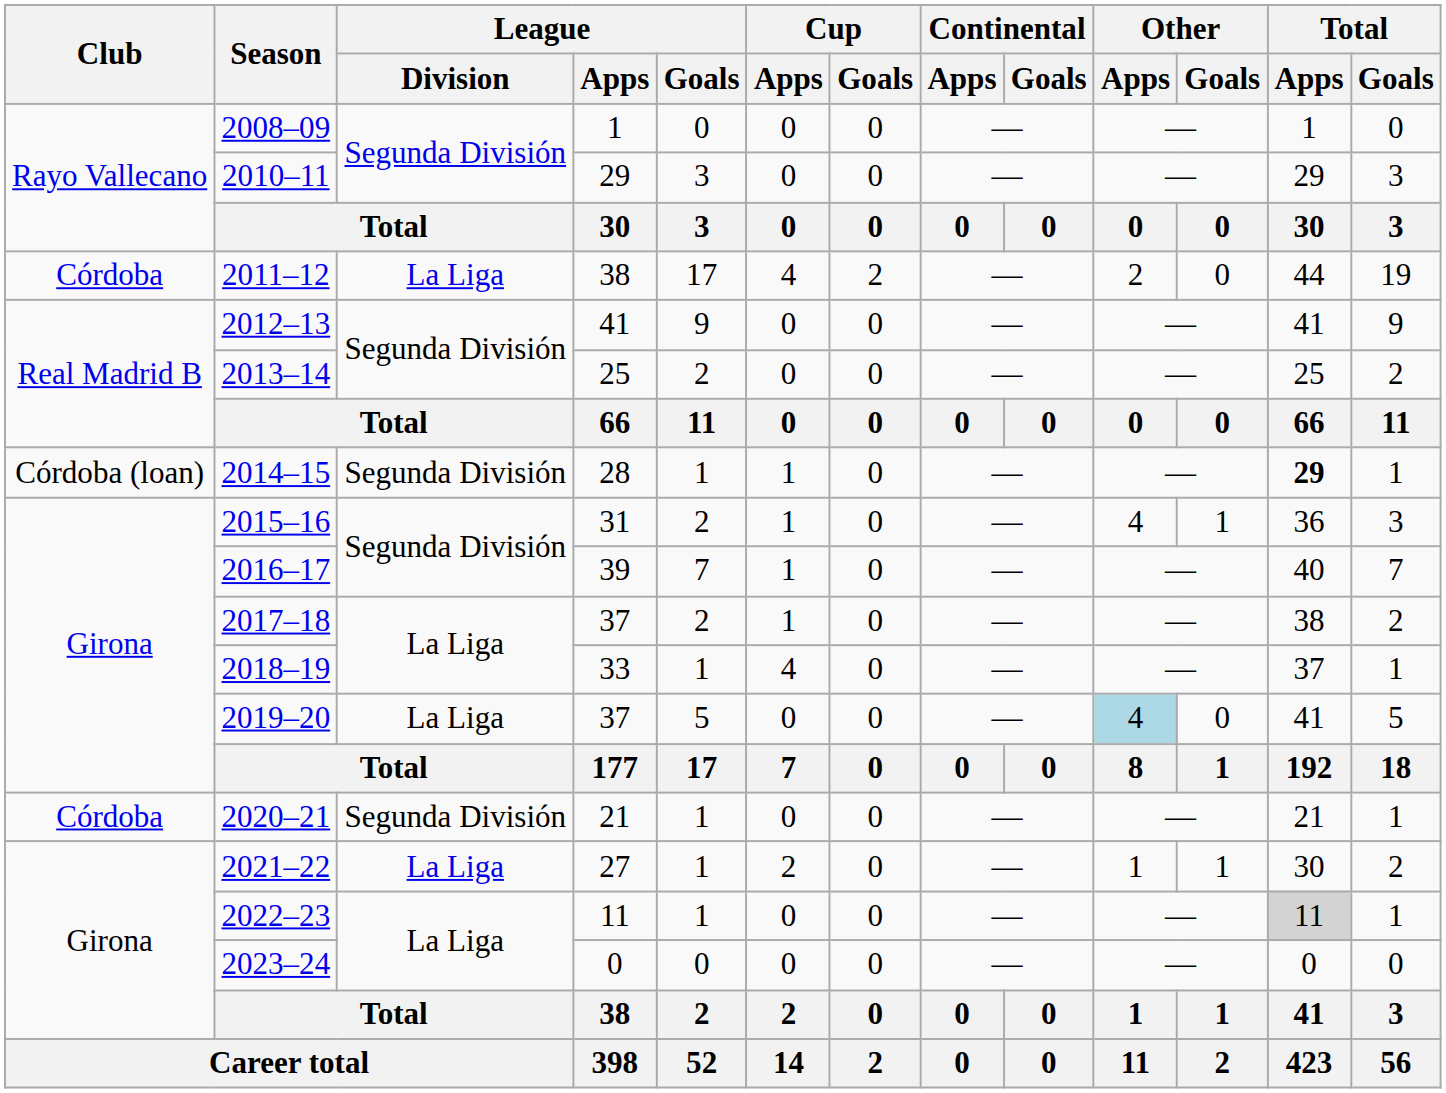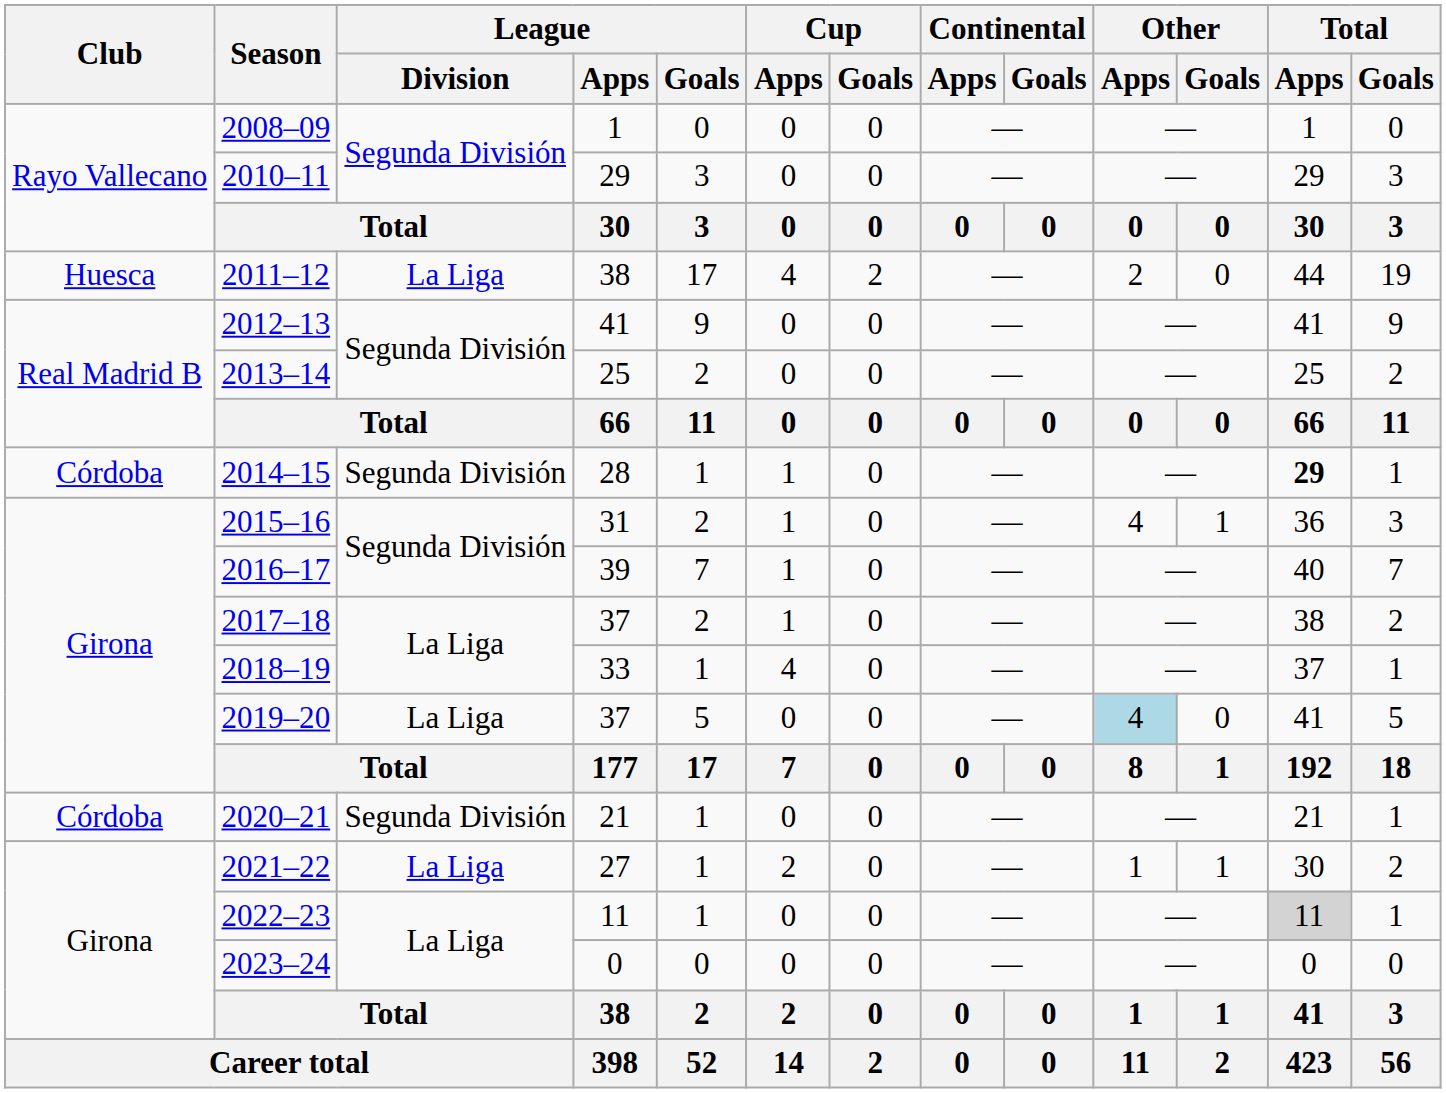(110, 275) Córdoba -> (110, 275) Huesca
(110, 472) Córdoba (loan) -> (110, 472) Córdoba
